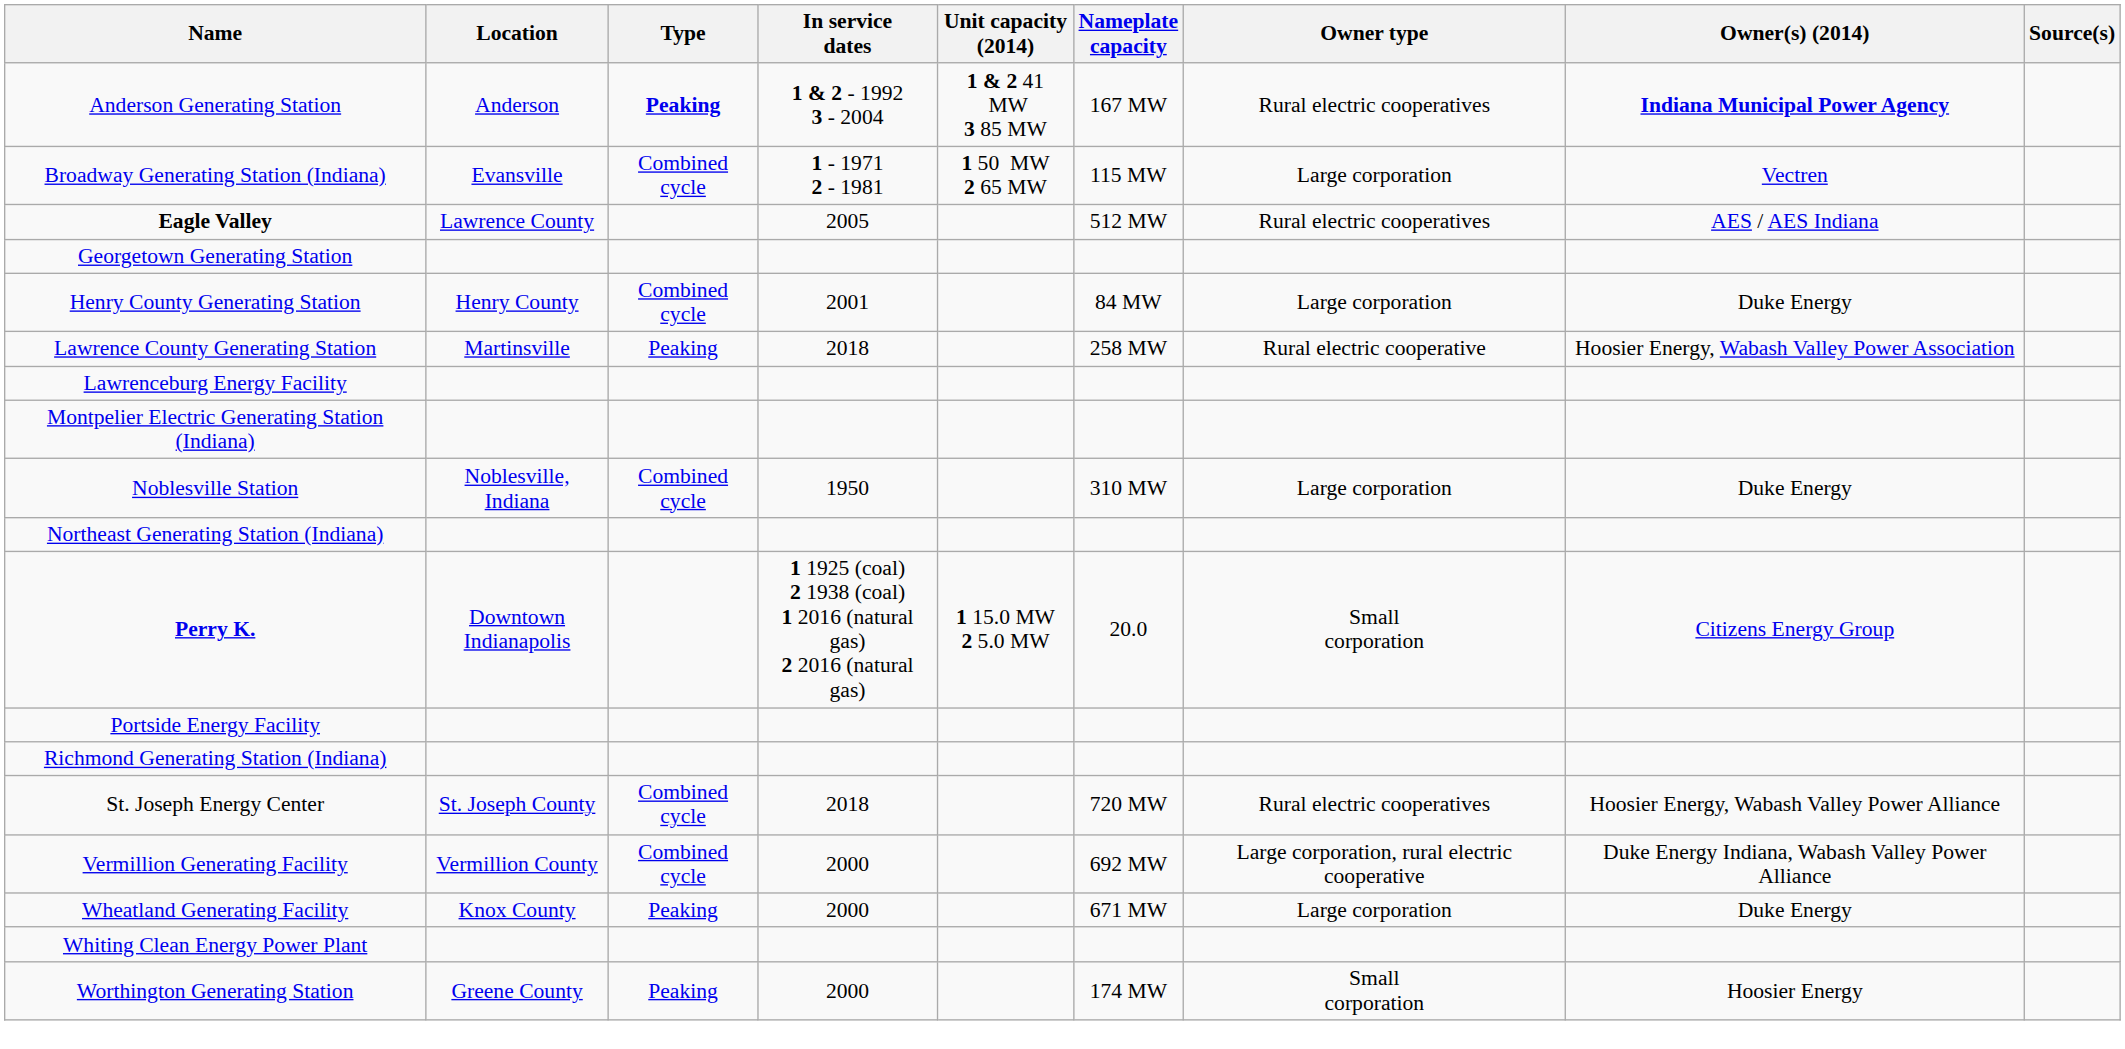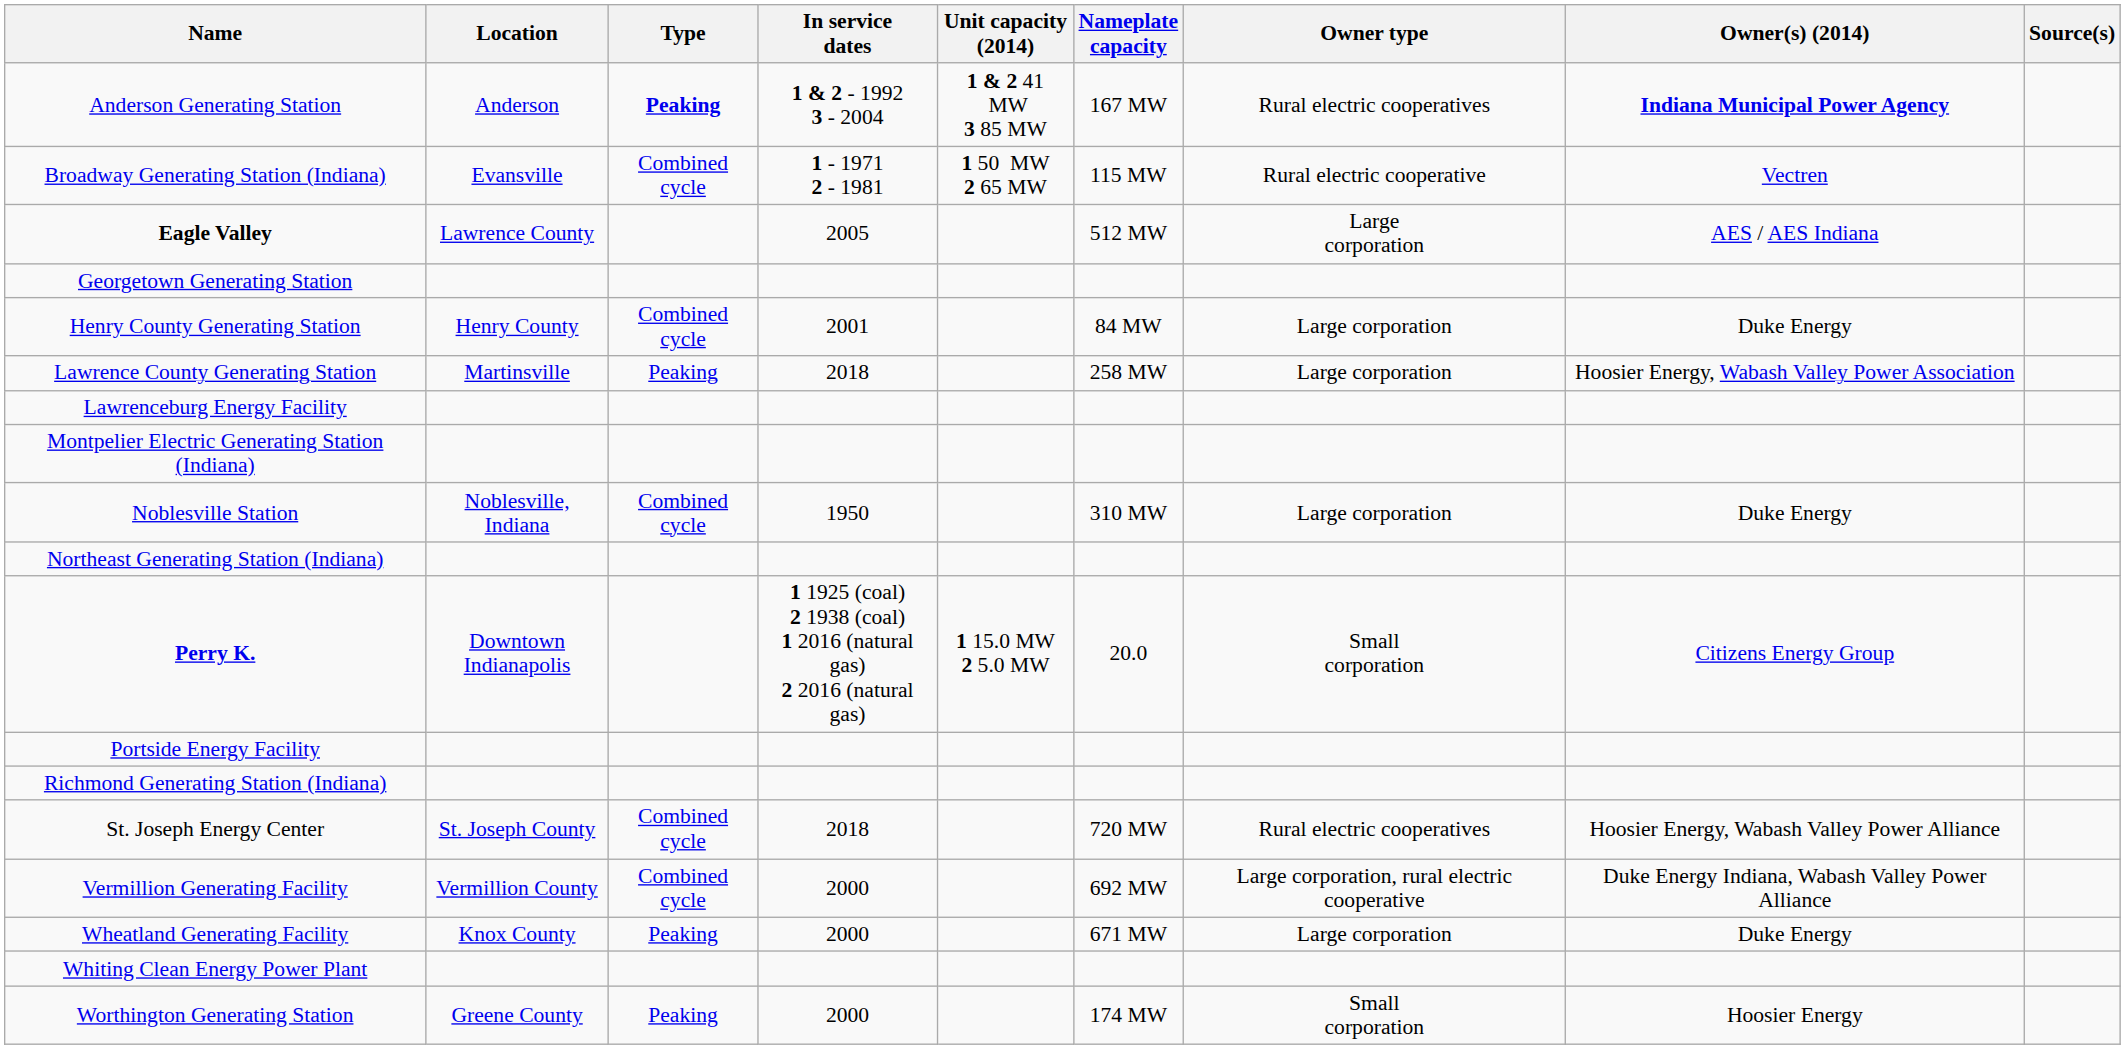(1374, 175) Large corporation -> (1374, 175) Rural electric cooperative
(1374, 221) Rural electric cooperatives -> (1374, 233) Large corporation
(1374, 348) Rural electric cooperative -> (1374, 372) Large corporation
